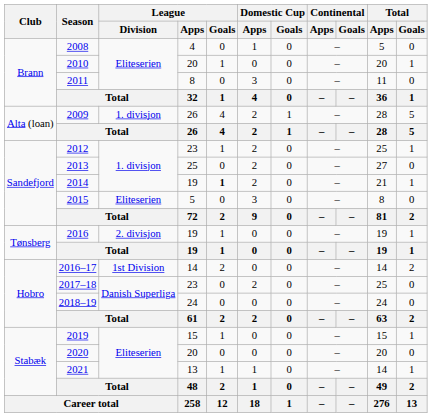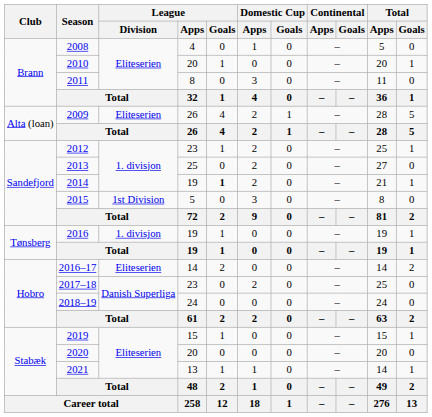(138, 115) 1. divisjon -> (138, 115) Eliteserien
(138, 200) Eliteserien -> (138, 200) 1st Division
(138, 234) 2. divisjon -> (138, 234) 1. divisjon
(138, 268) 1st Division -> (138, 268) Eliteserien
